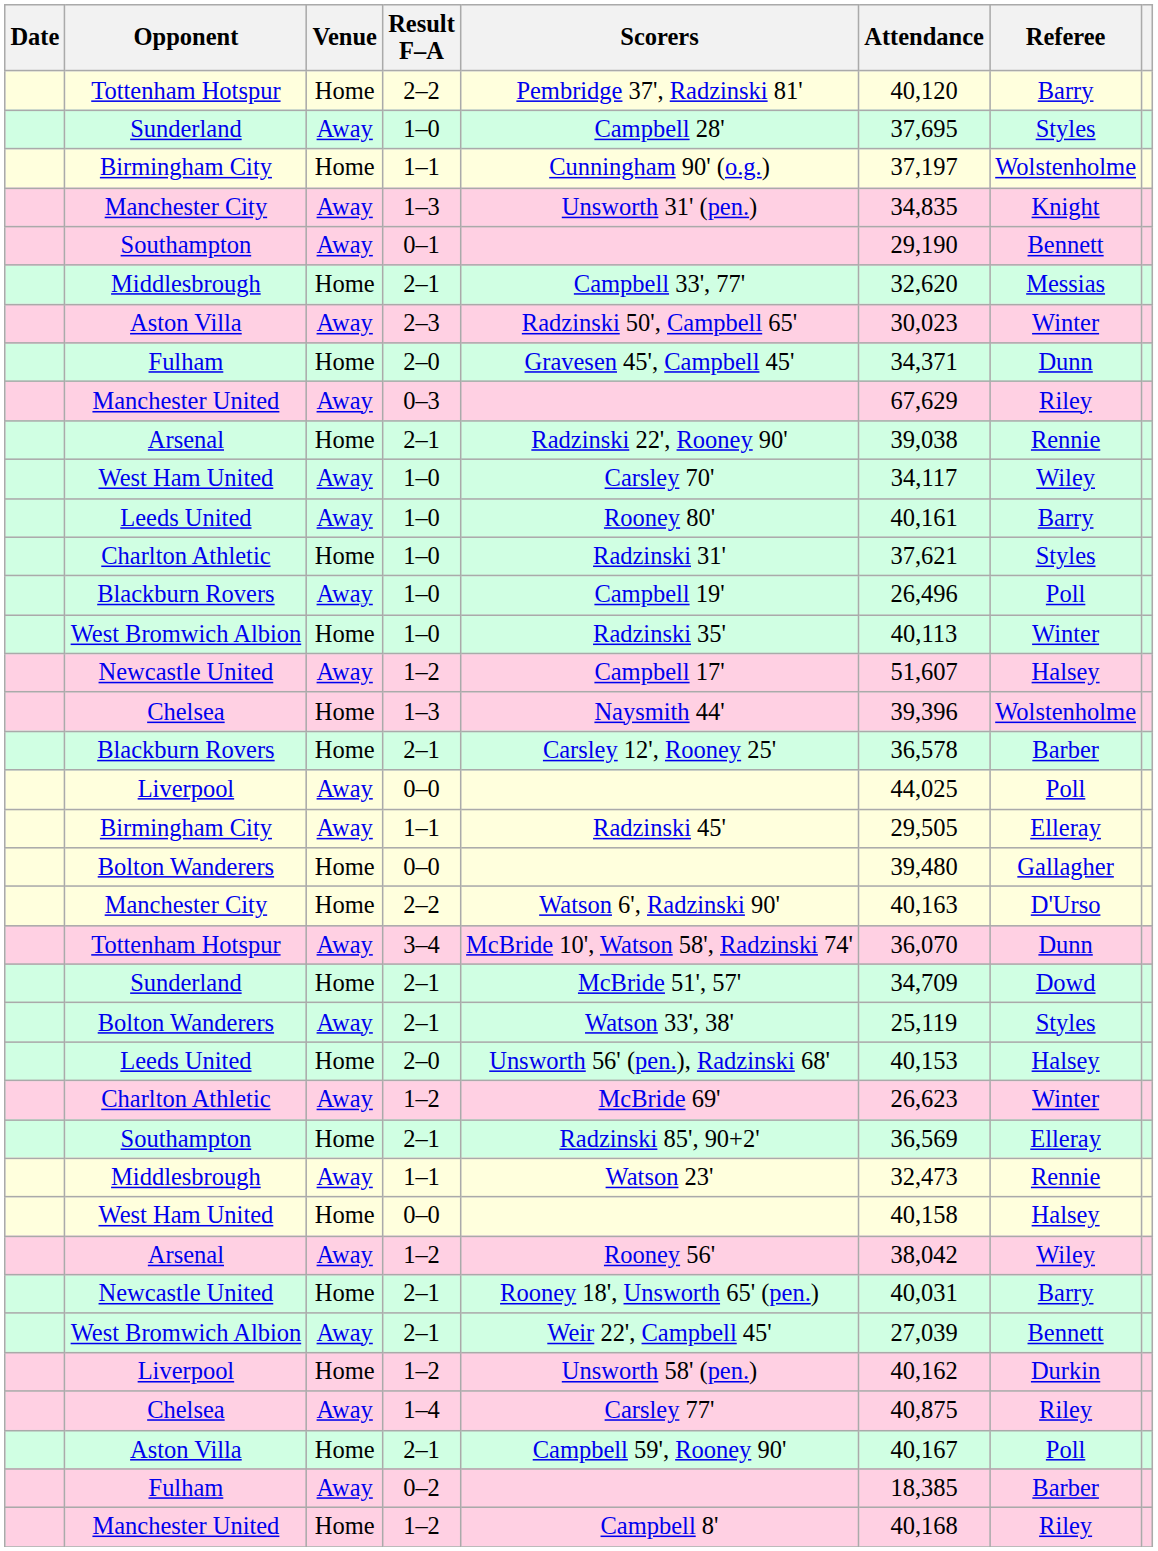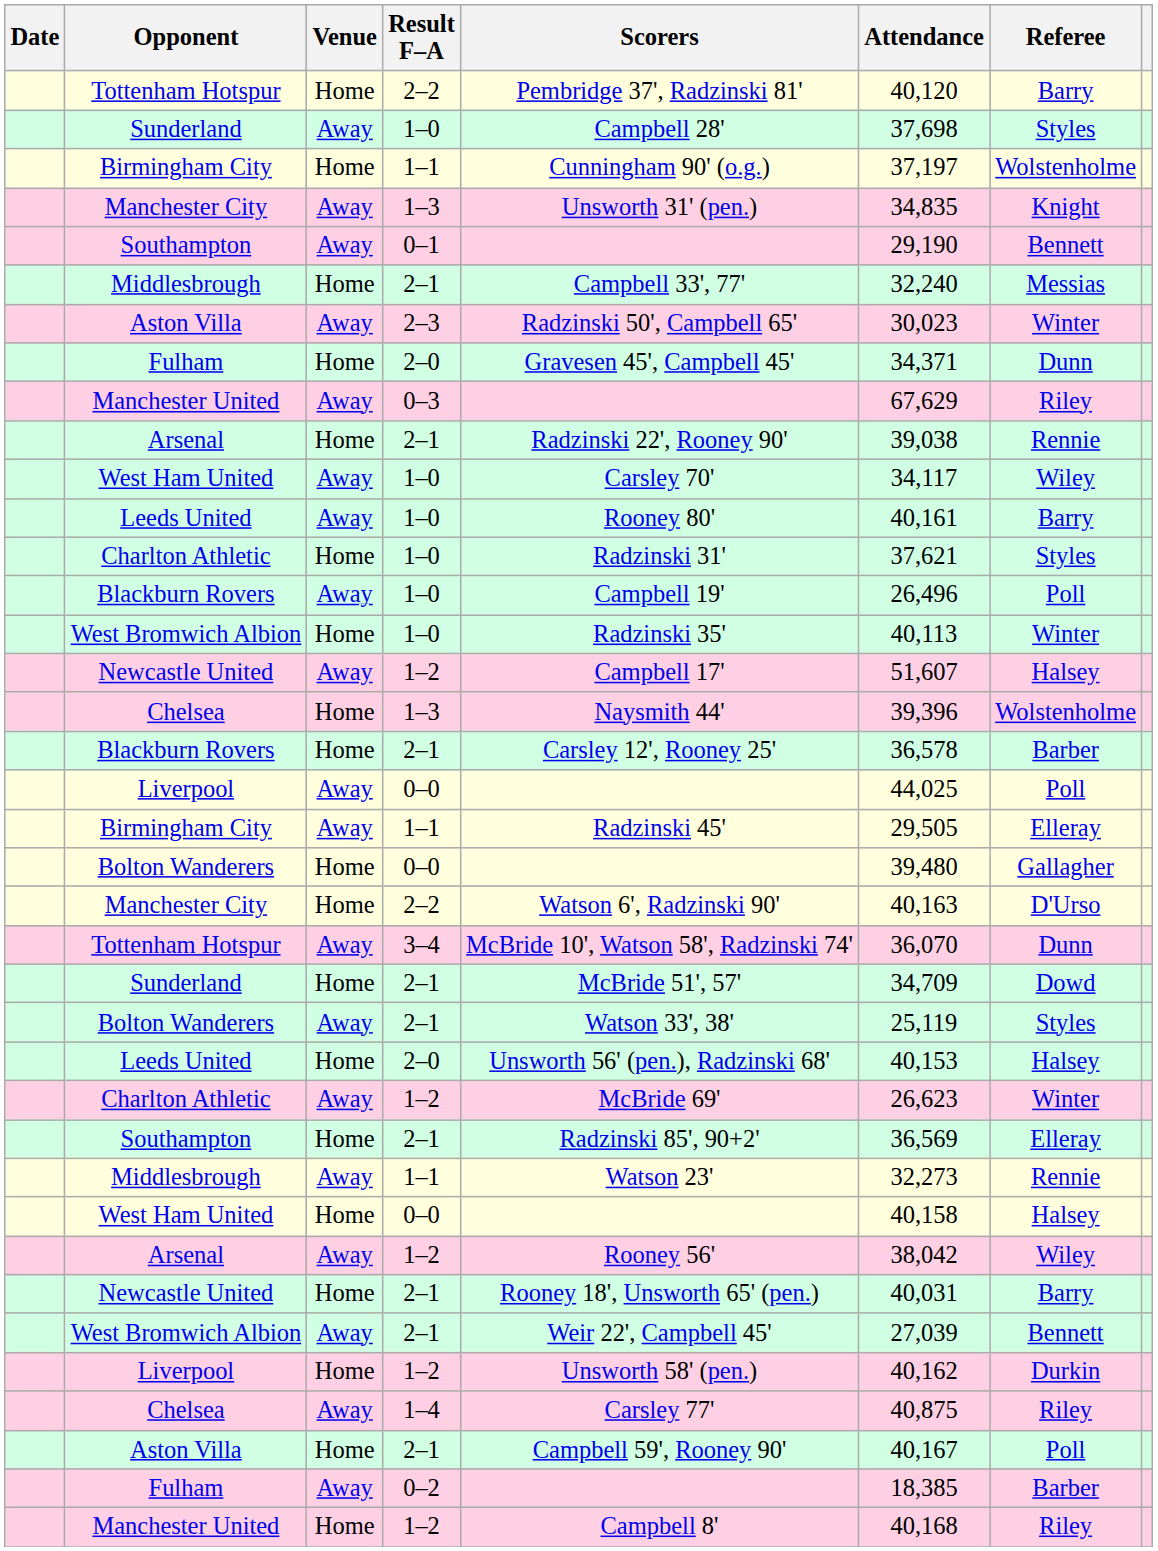(924, 129) 37,695 -> (924, 129) 37,698
(924, 284) 32,620 -> (924, 284) 32,240
(924, 1177) 32,473 -> (924, 1177) 32,273
